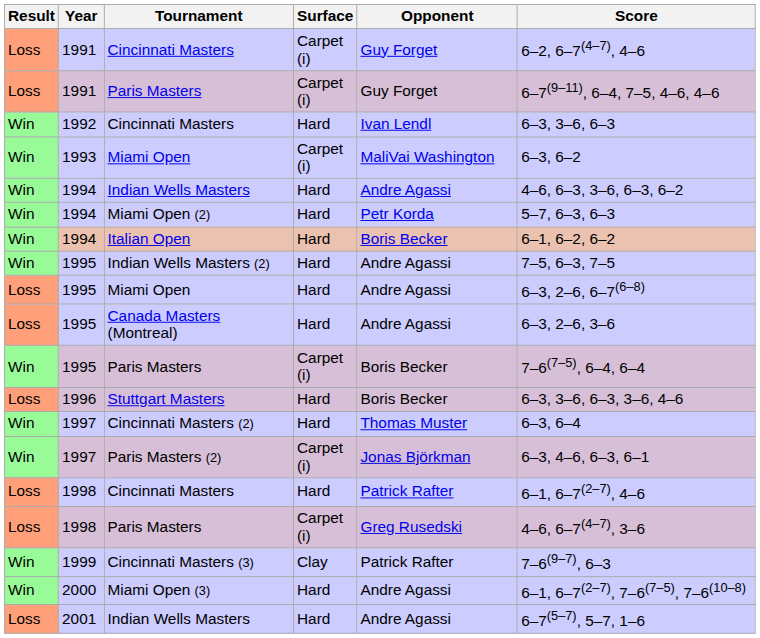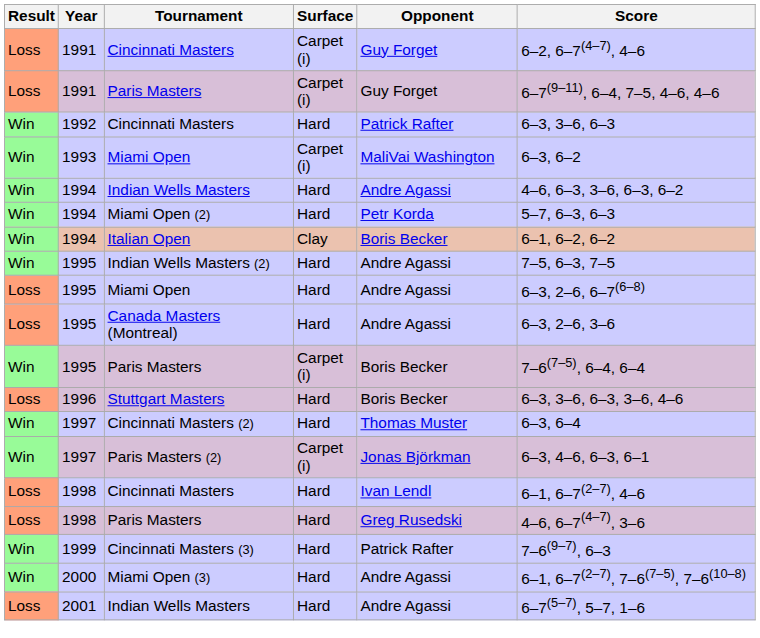(396, 124) Ivan Lendl -> (407, 124) Patrick Rafter
(314, 239) Hard -> (312, 239) Clay
(407, 491) Patrick Rafter -> (396, 491) Ivan Lendl
(320, 527) Carpet (i) -> (314, 520) Hard
(312, 562) Clay -> (314, 549) Hard
